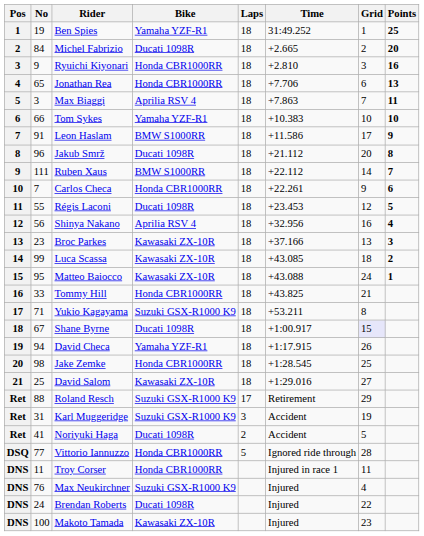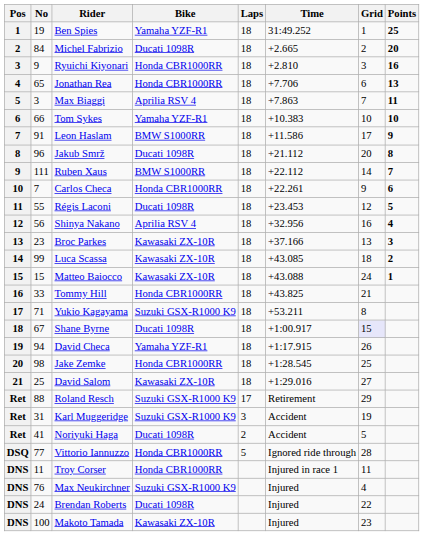(39, 276) 95 -> (39, 276) 15
